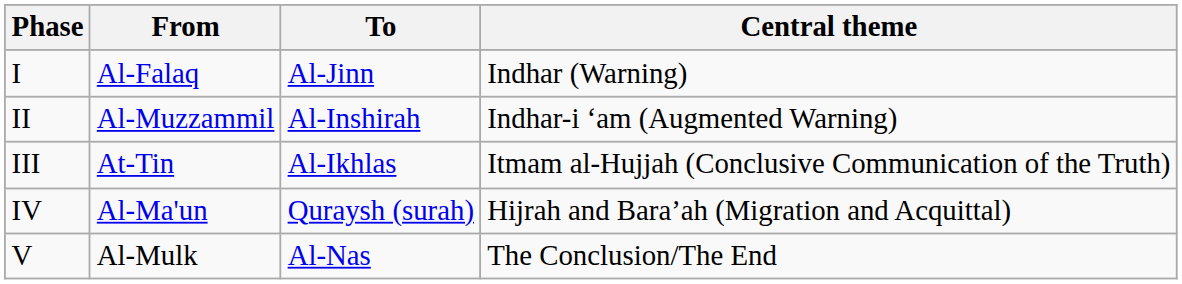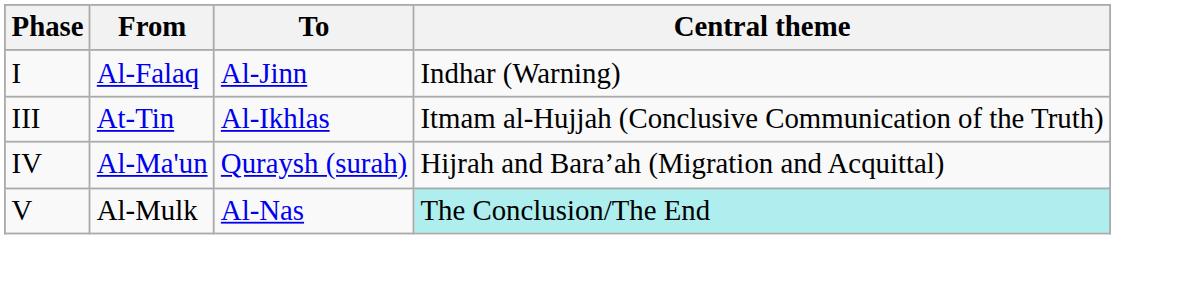- row: (21, 118)
(632, 255) no background -> (565, 210) paleturquoise background
